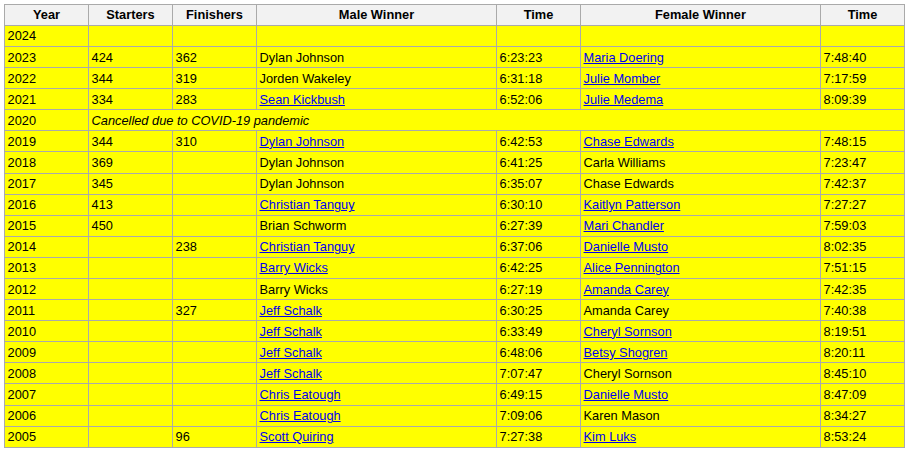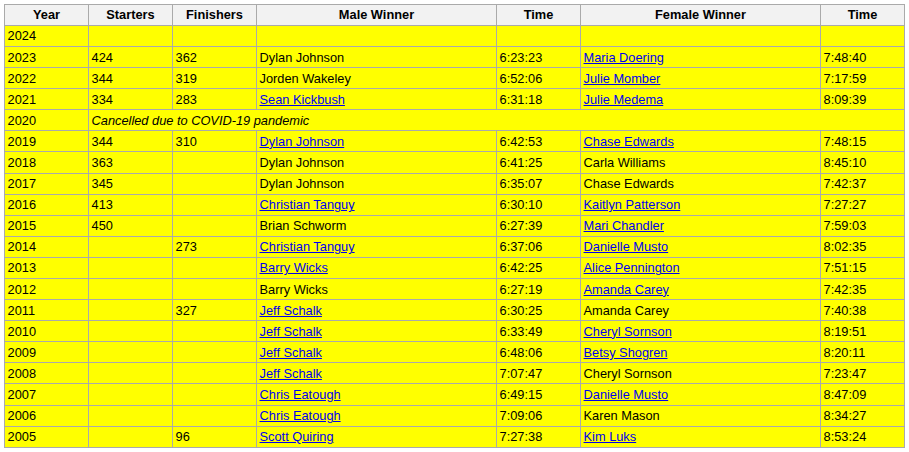(521, 78) 6:31:18 -> (521, 78) 6:52:06
(521, 99) 6:52:06 -> (521, 99) 6:31:18
(102, 162) 369 -> (102, 162) 363
(845, 162) 7:23:47 -> (845, 162) 8:45:10
(186, 247) 238 -> (186, 247) 273
(845, 373) 8:45:10 -> (845, 373) 7:23:47
